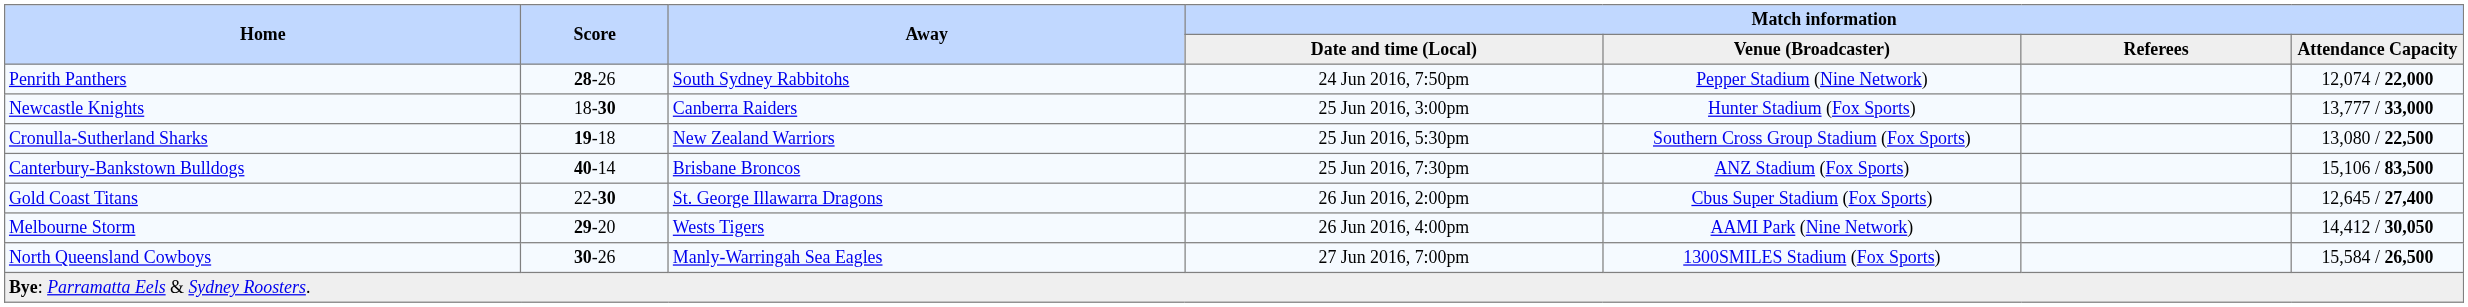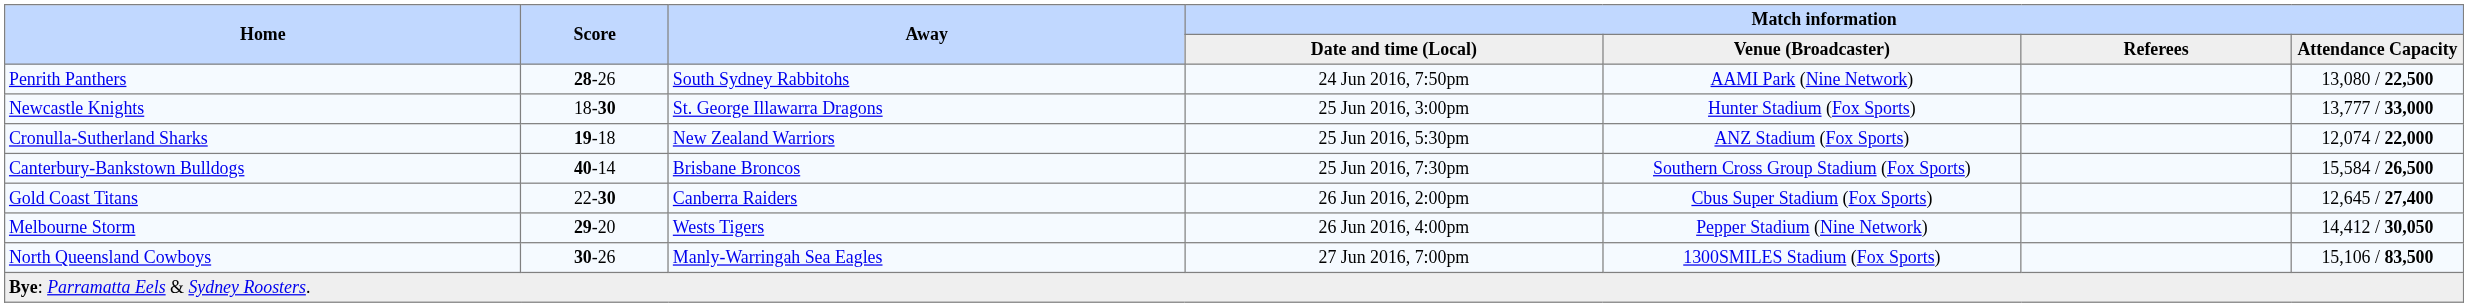(1812, 78) Pepper Stadium (Nine Network) -> (1812, 78) AAMI Park (Nine Network)
(2377, 78) 12,074 / 22,000 -> (2377, 78) 13,080 / 22,500
(735, 108) Canberra Raiders -> (778, 108) St. George Illawarra Dragons
(1812, 138) Southern Cross Group Stadium (Fox Sports) -> (1812, 138) ANZ Stadium (Fox Sports)
(2377, 138) 13,080 / 22,500 -> (2377, 138) 12,074 / 22,000
(1812, 168) ANZ Stadium (Fox Sports) -> (1812, 168) Southern Cross Group Stadium (Fox Sports)
(2377, 168) 15,106 / 83,500 -> (2377, 168) 15,584 / 26,500
(778, 197) St. George Illawarra Dragons -> (735, 197) Canberra Raiders
(1812, 227) AAMI Park (Nine Network) -> (1812, 227) Pepper Stadium (Nine Network)
(2377, 257) 15,584 / 26,500 -> (2377, 257) 15,106 / 83,500
